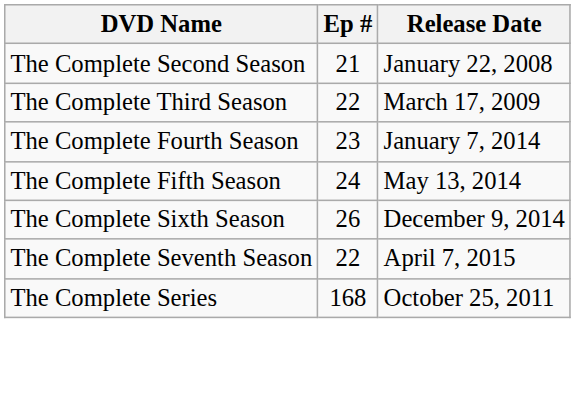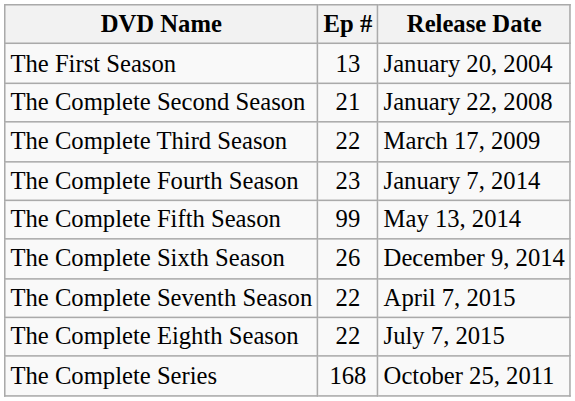+ row: (93, 63)
(348, 180) 24 -> (348, 219) 99
+ row: (154, 336)
